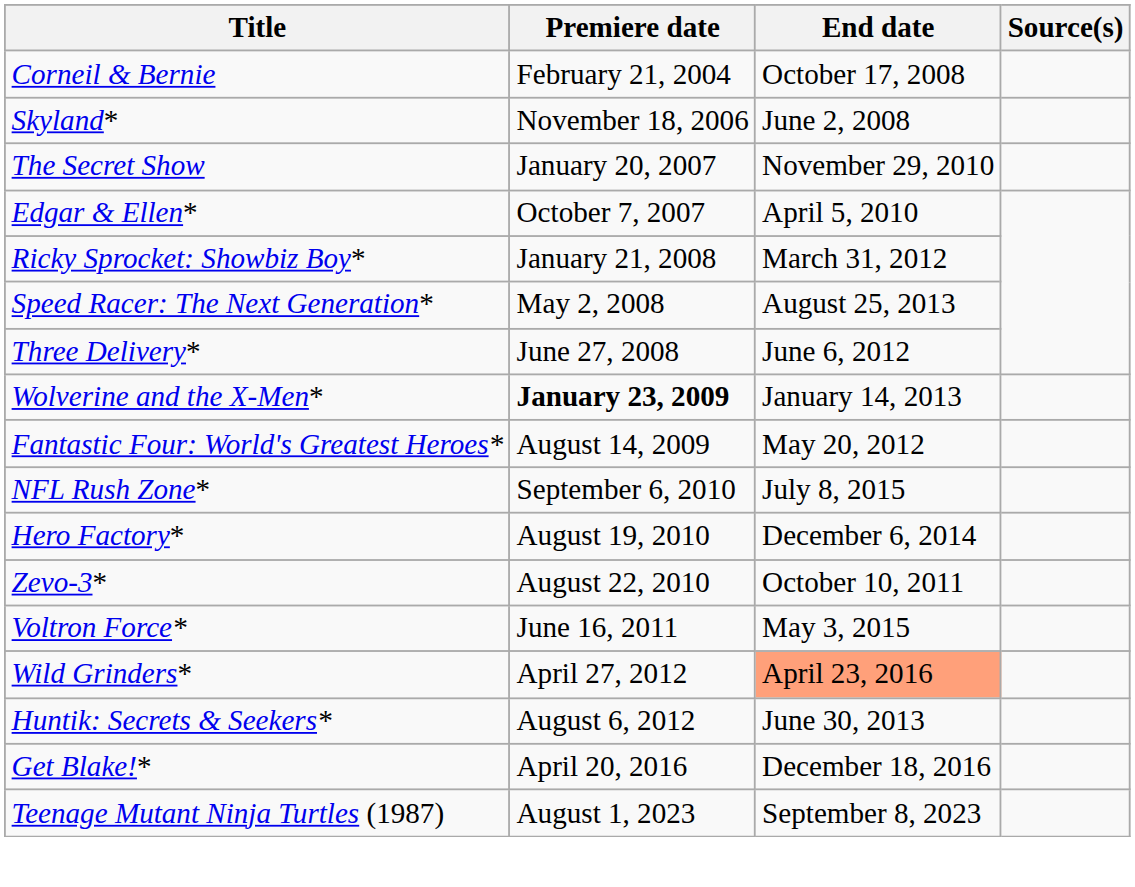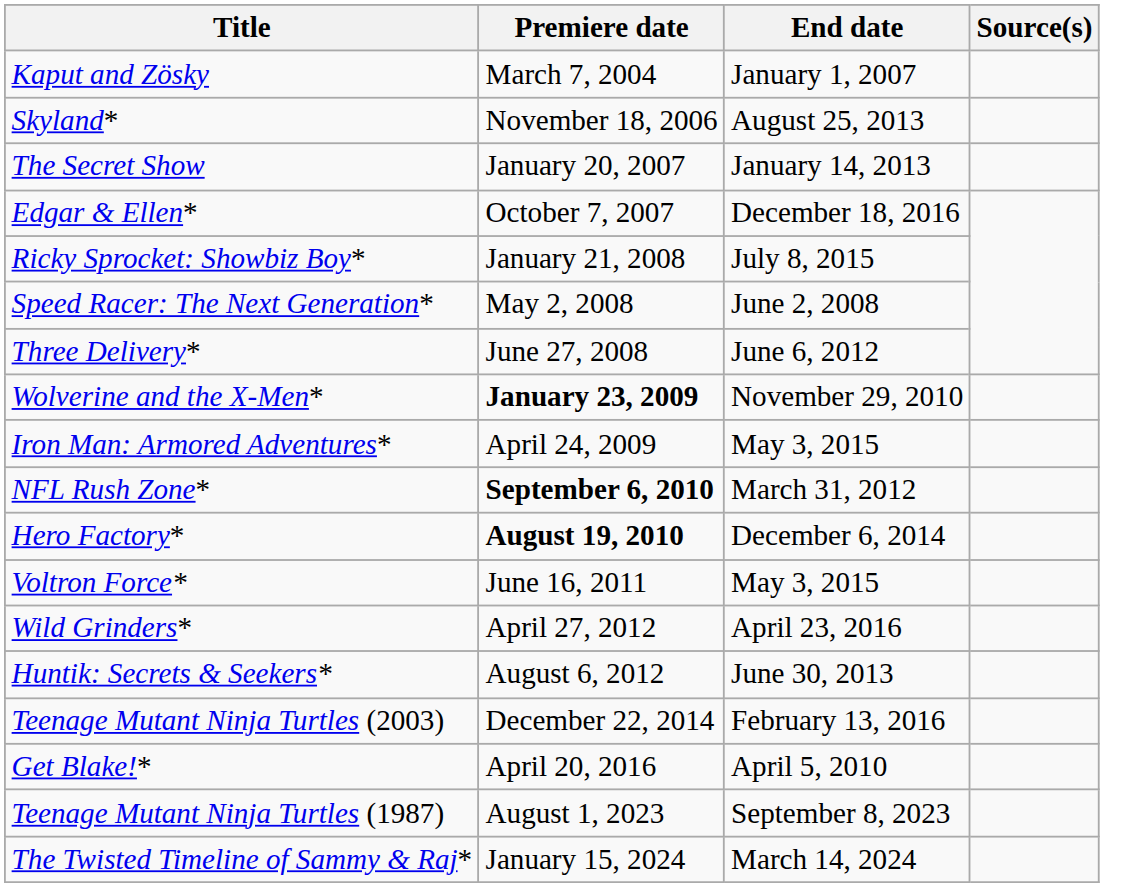- row: (114, 73)
+ row: (110, 73)
(836, 119) June 2, 2008 -> (828, 119) August 25, 2013
(878, 166) November 29, 2010 -> (831, 166) January 14, 2013
(840, 212) April 5, 2010 -> (846, 212) December 18, 2016
(855, 258) March 31, 2012 -> (803, 258) July 8, 2015
(859, 304) August 25, 2013 -> (805, 304) June 2, 2008
(862, 397) January 14, 2013 -> (847, 397) November 29, 2010
+ row: (202, 443)
- row: (257, 443)
(626, 489) normal -> (600, 489) bold
(834, 489) July 8, 2015 -> (824, 489) March 31, 2012
(613, 535) normal -> (585, 535) bold
- row: (59, 581)
(847, 674) lightsalmon background -> (816, 627) no background
+ row: (228, 720)
(877, 766) December 18, 2016 -> (809, 766) April 5, 2010
+ row: (242, 858)
